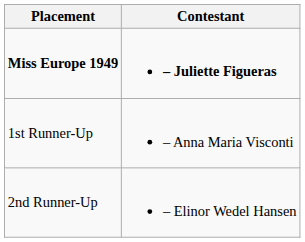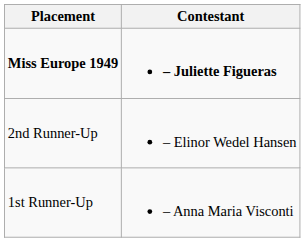rows swapped: (50, 133) <-> (53, 202)
